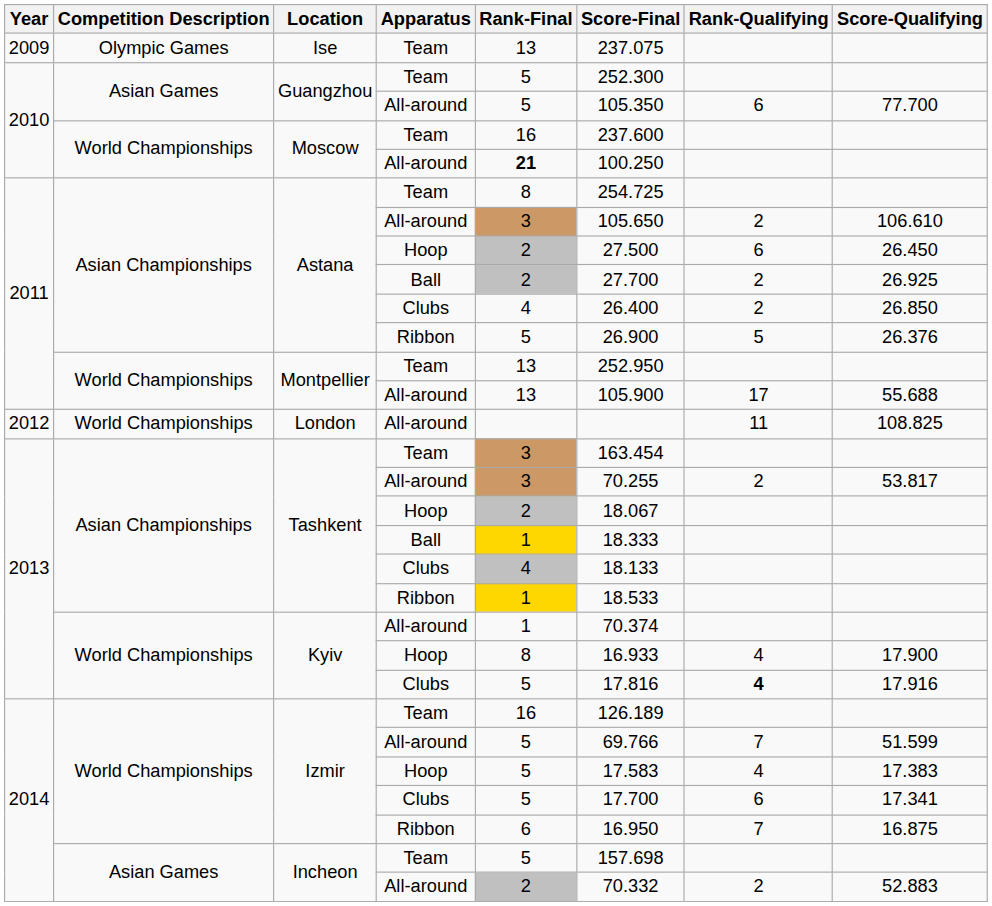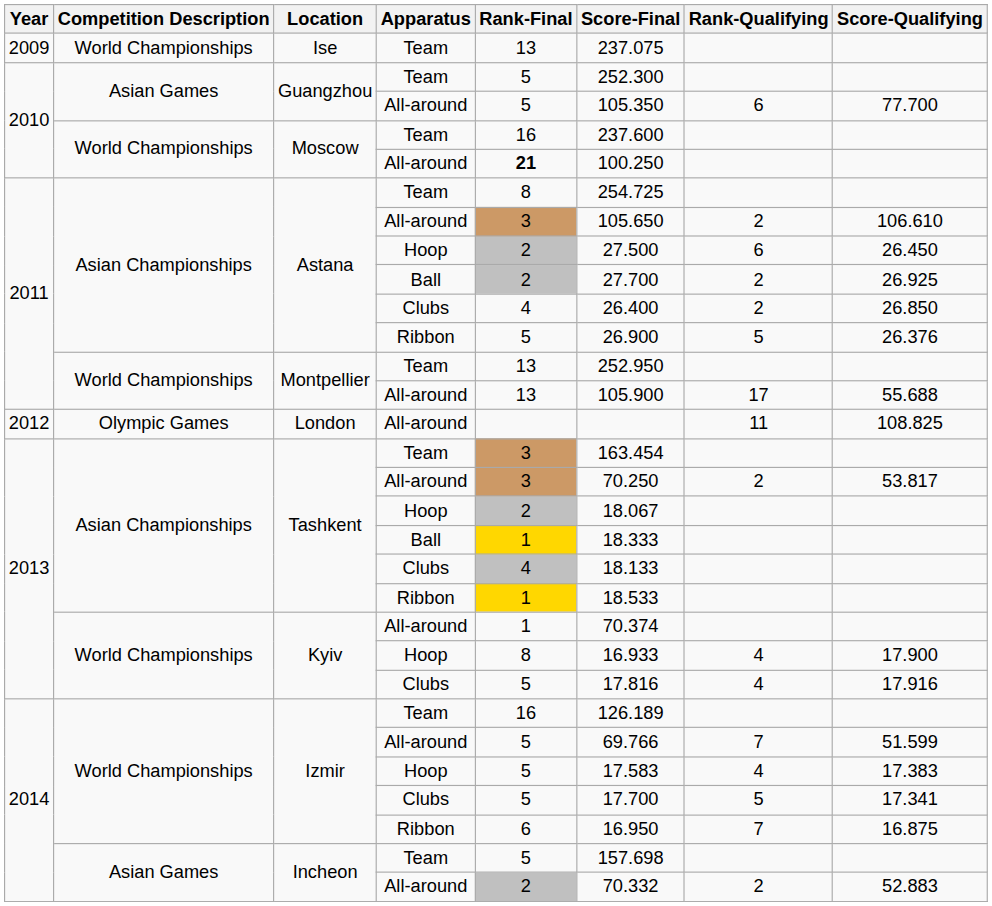(164, 47) Olympic Games -> (164, 47) World Championships
(164, 423) World Championships -> (164, 423) Olympic Games
(631, 481) 70.255 -> (631, 481) 70.250
(759, 684) bold -> (759, 684) normal
(759, 800) 6 -> (759, 800) 5
